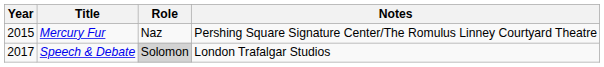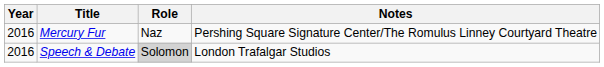(21, 33) 2015 -> (21, 33) 2016
(21, 52) 2017 -> (21, 52) 2016
